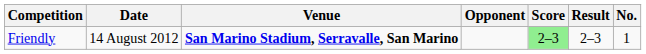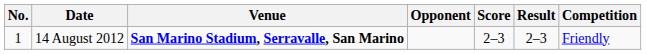columns swapped: (627, 15) <-> (45, 15)
(548, 37) lightgreen background -> (494, 37) no background
